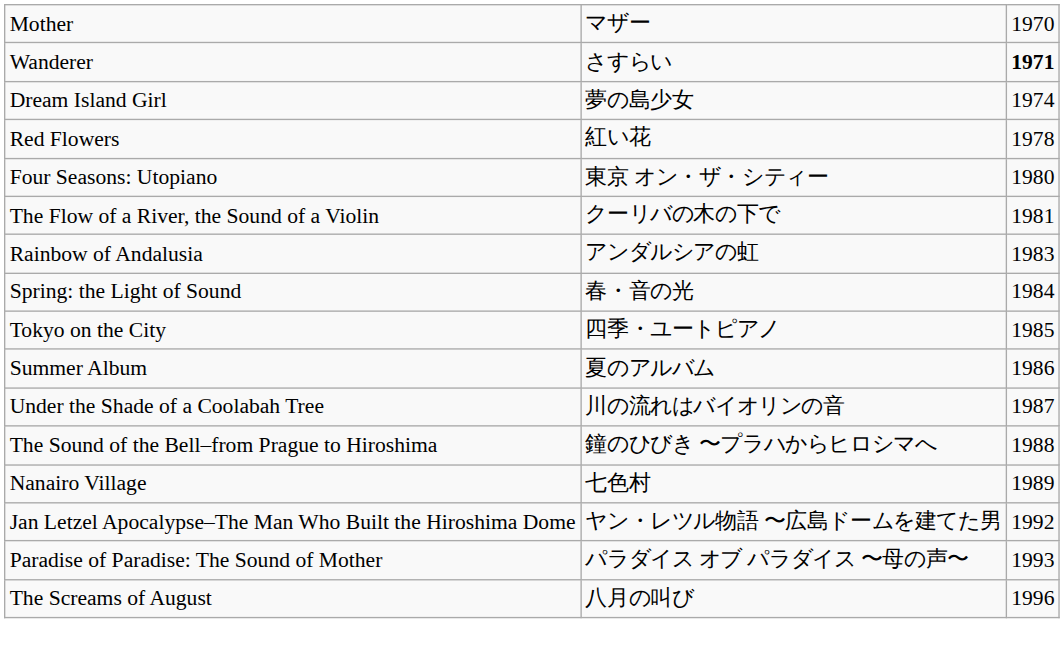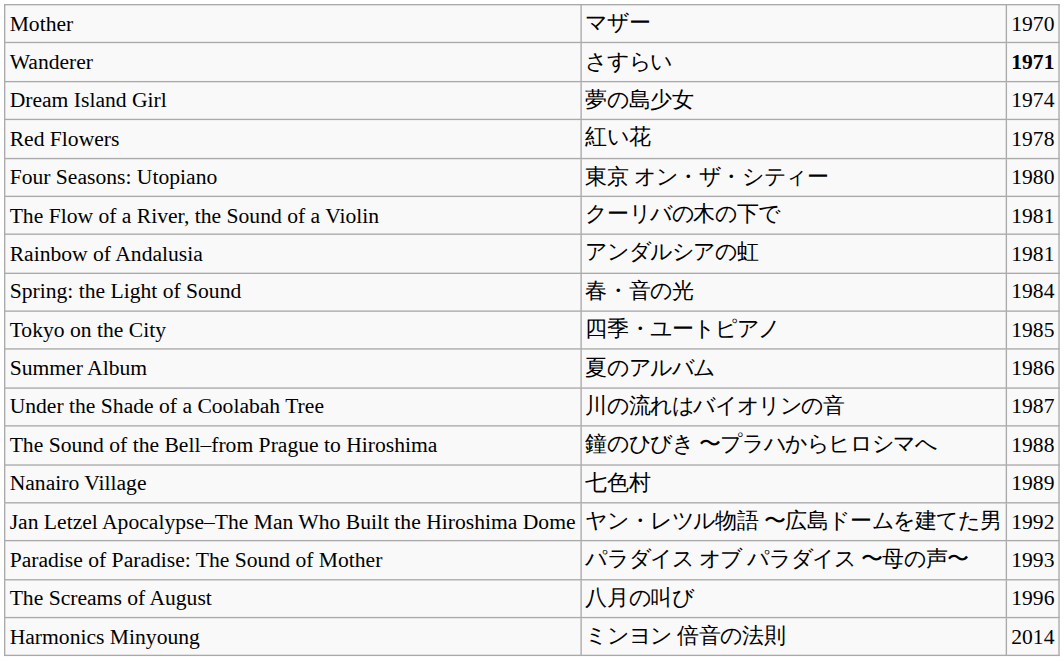(1033, 253) 1983 -> (1033, 253) 1981
+ row: (105, 636)
